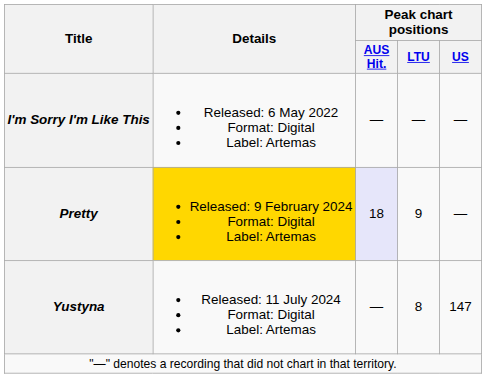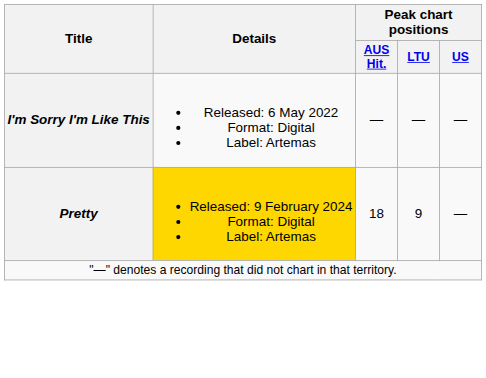(377, 213) lavender background -> (377, 213) no background
- row: (79, 307)
